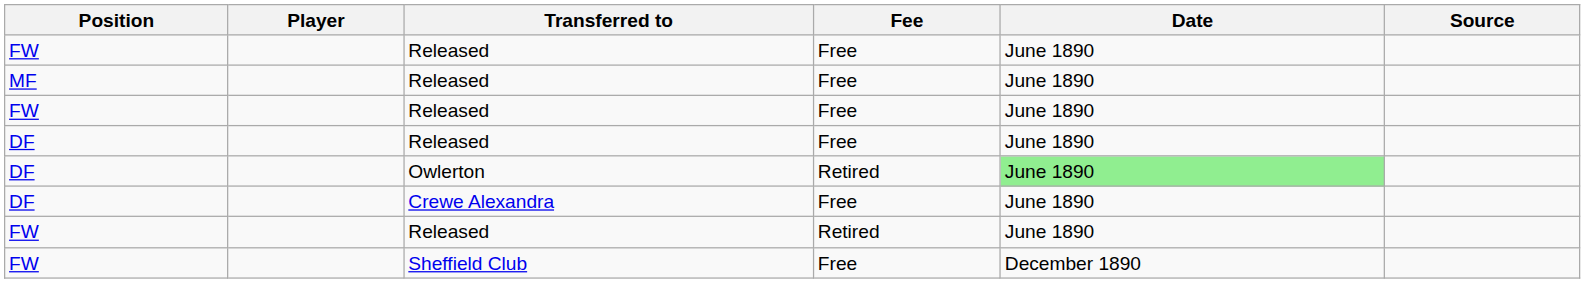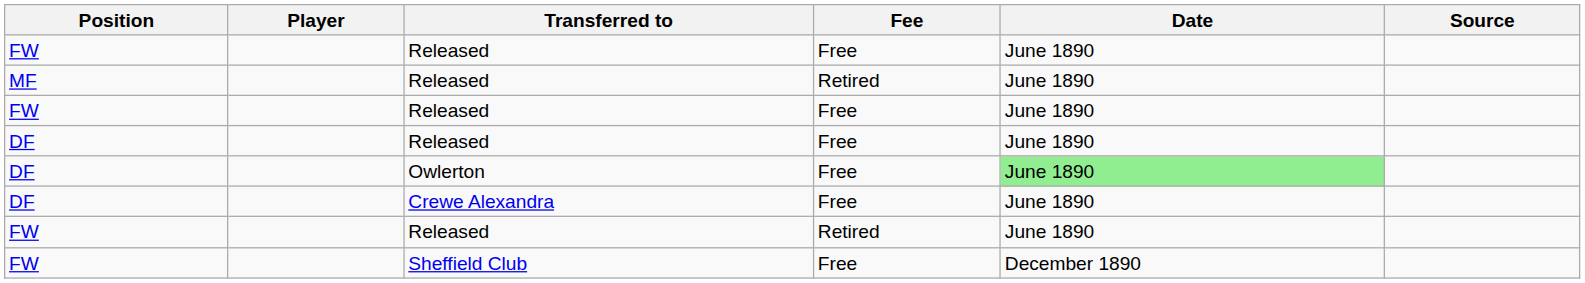(838, 81) Free -> (849, 81) Retired
(849, 172) Retired -> (838, 172) Free
